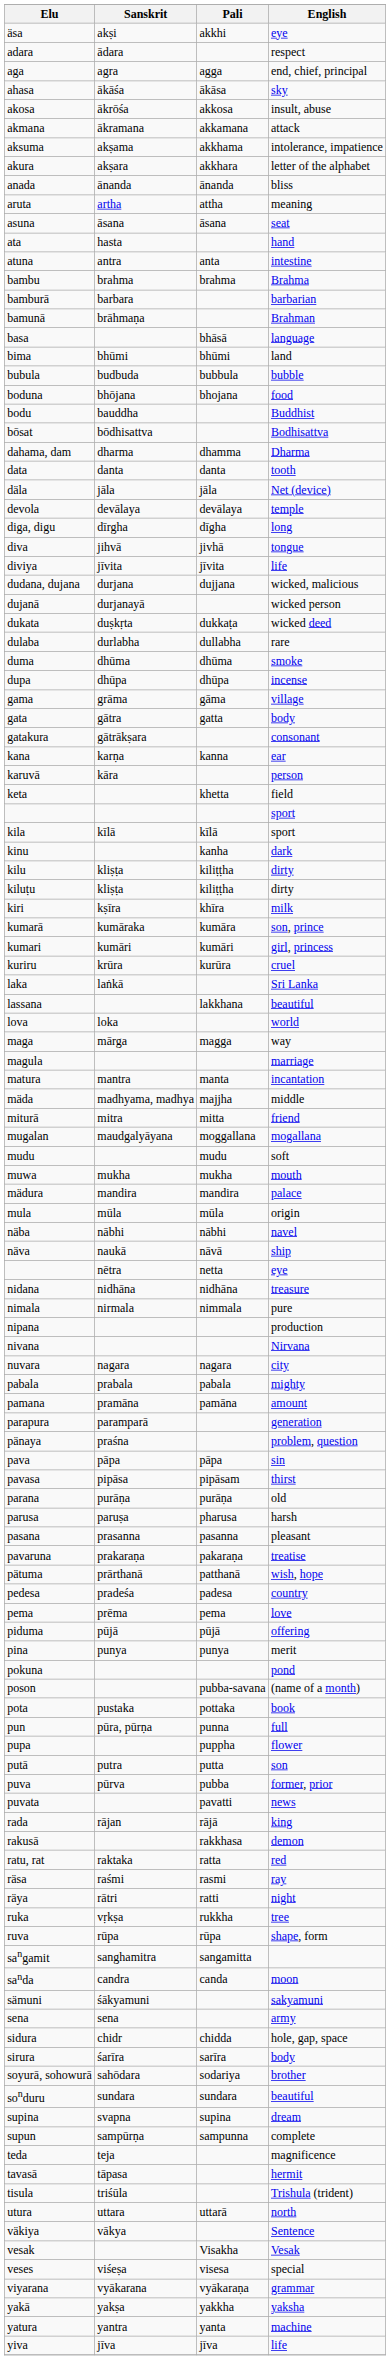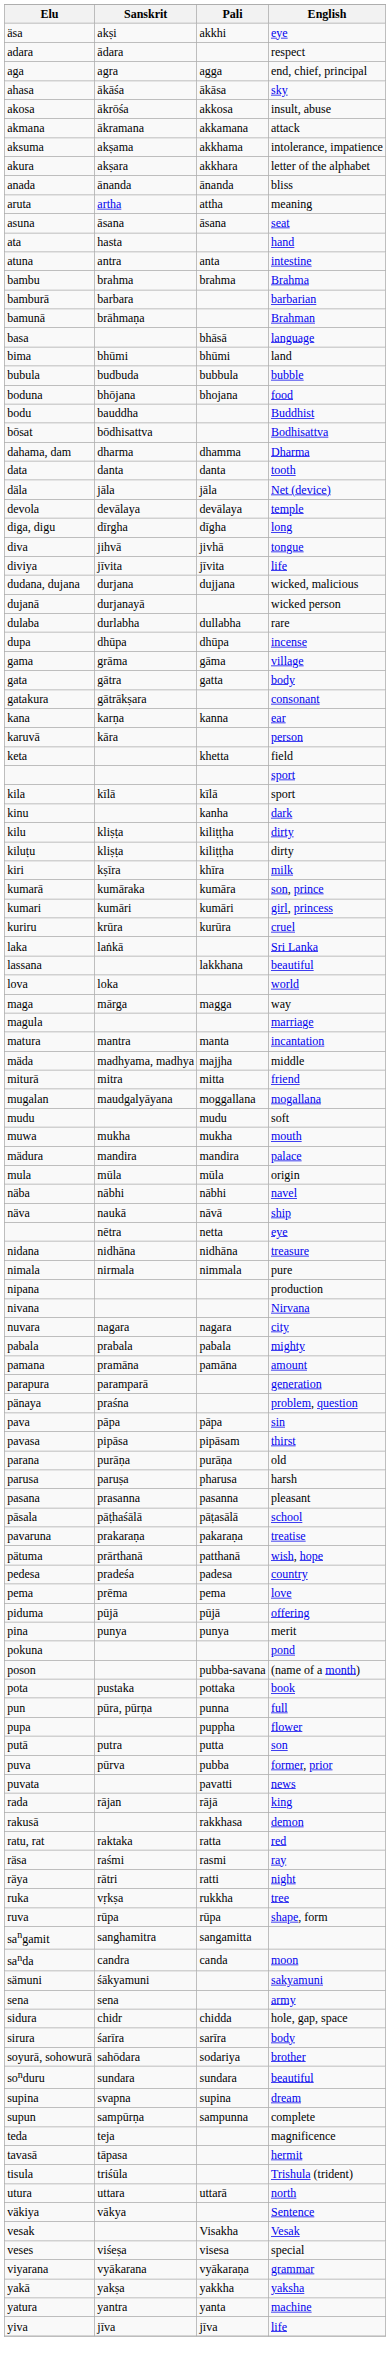- row: (23, 623)
- row: (20, 661)
+ row: (22, 1517)
